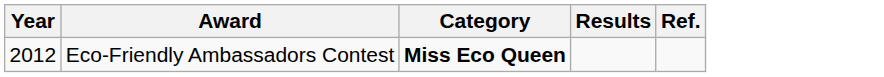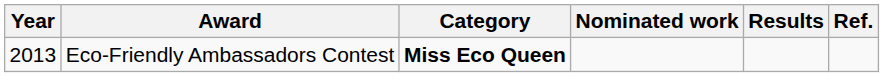+ column: (657, 21)
(33, 54) 2012 -> (33, 54) 2013
